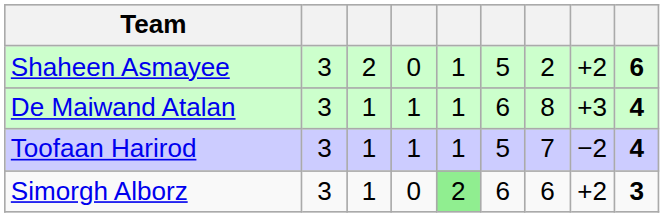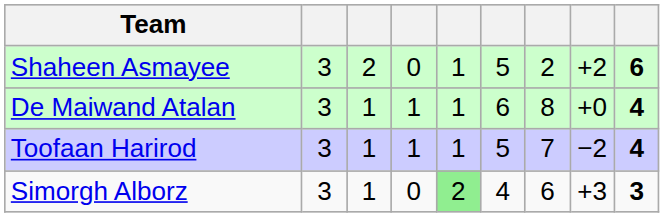(592, 107) +3 -> (592, 107) +0
(503, 190) 6 -> (503, 190) 4
(592, 190) +2 -> (592, 190) +3
